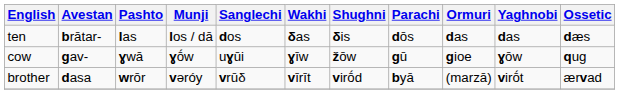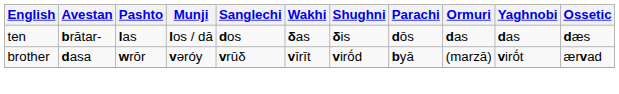- row: (19, 57)
